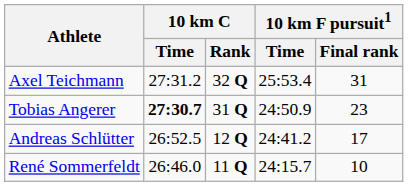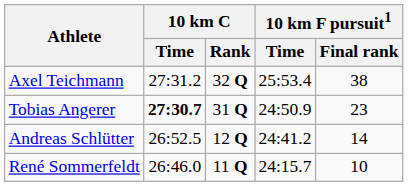(359, 81) 31 -> (359, 81) 38
(359, 138) 17 -> (359, 138) 14
